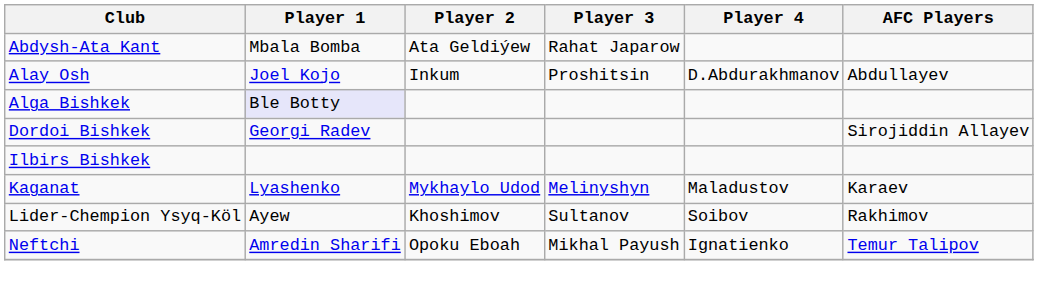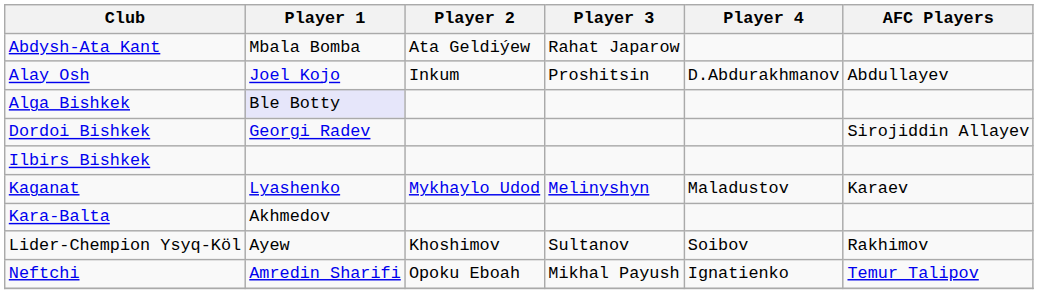+ row: (59, 217)
